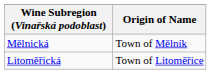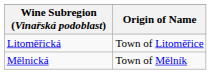rows swapped: (28, 43) <-> (34, 60)
